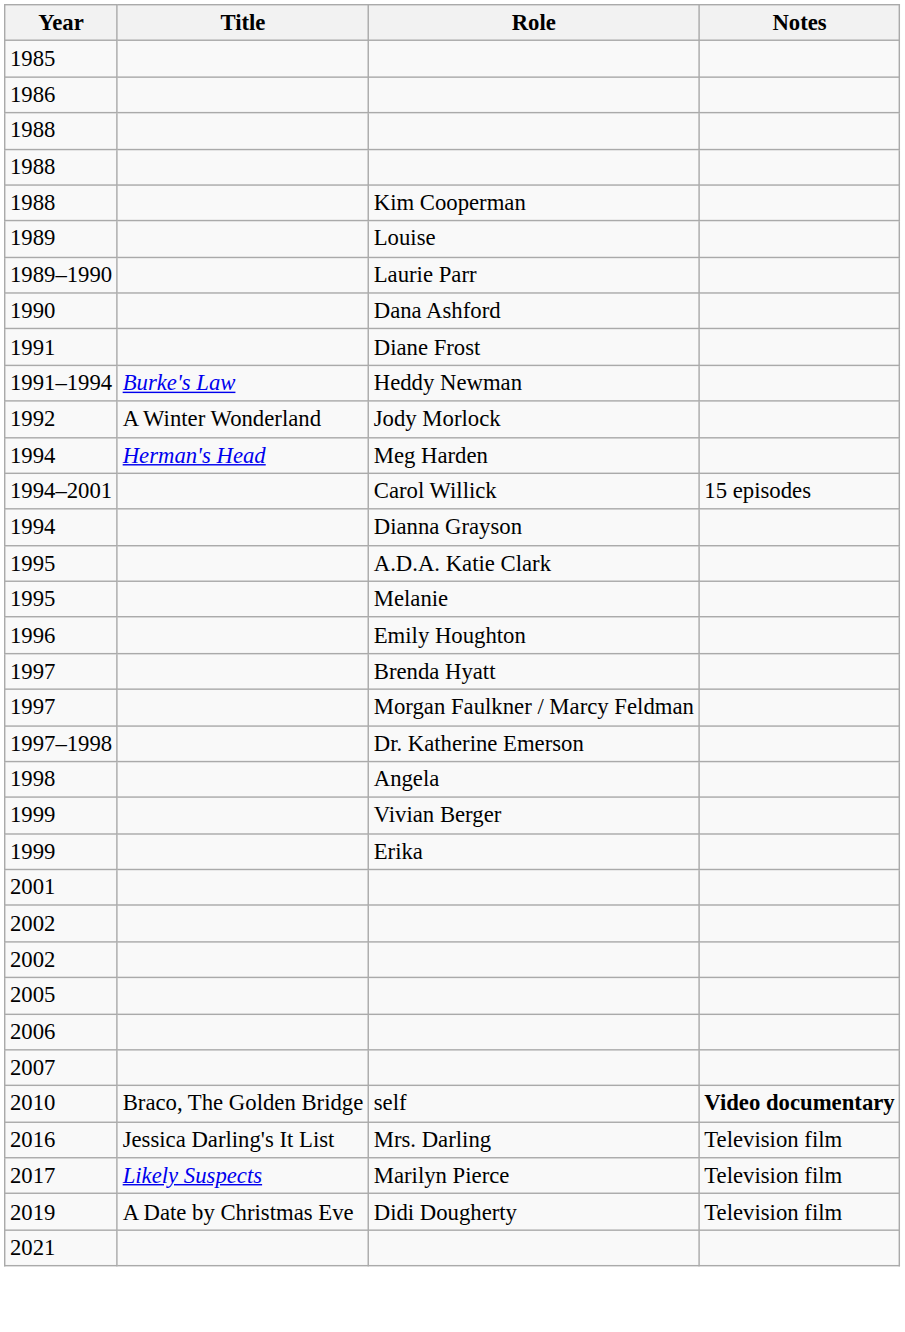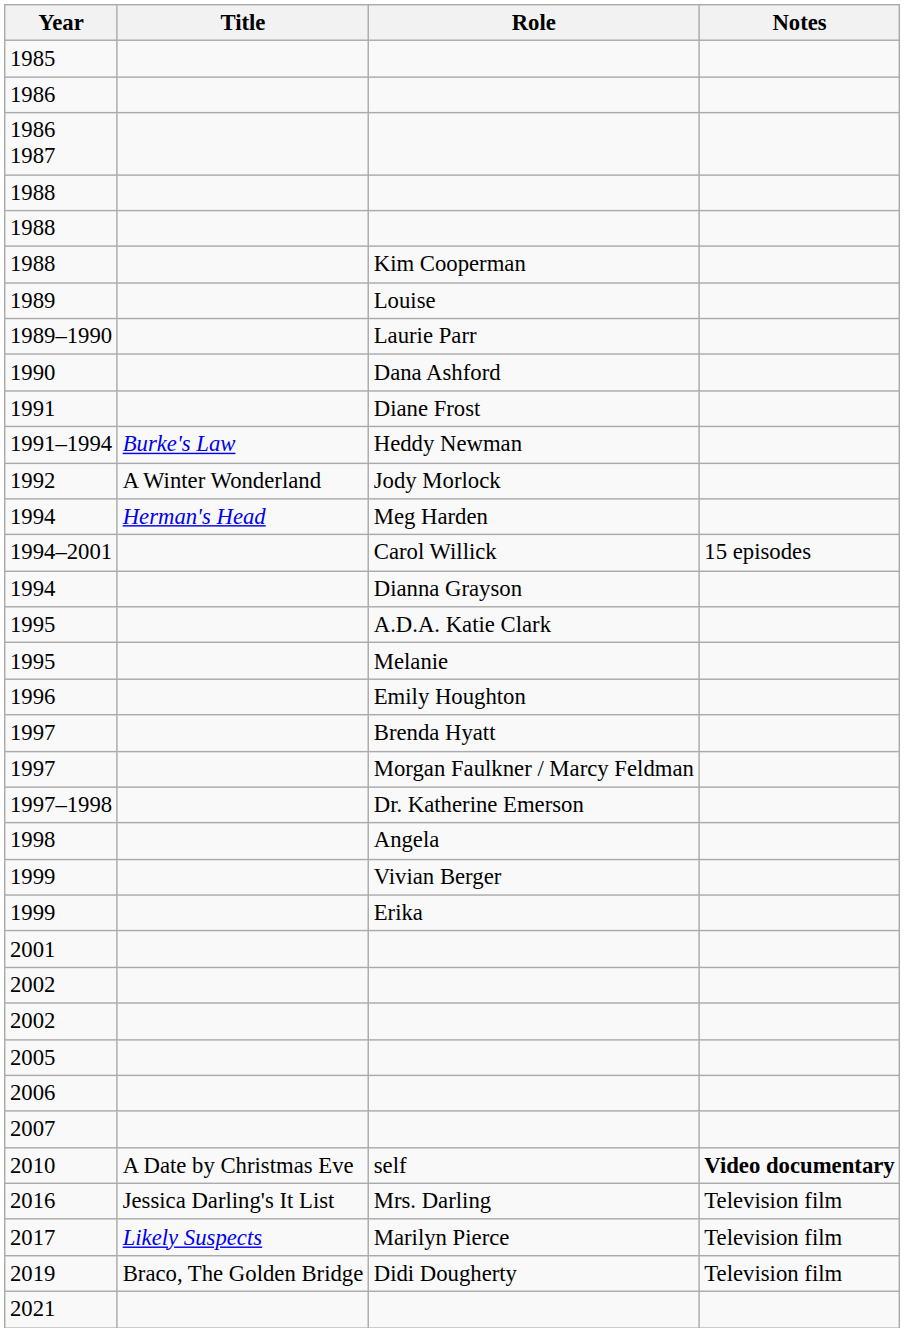+ row: (33, 143)
(243, 1103) Braco, The Golden Bridge -> (238, 1165) A Date by Christmas Eve
(238, 1211) A Date by Christmas Eve -> (243, 1273) Braco, The Golden Bridge
